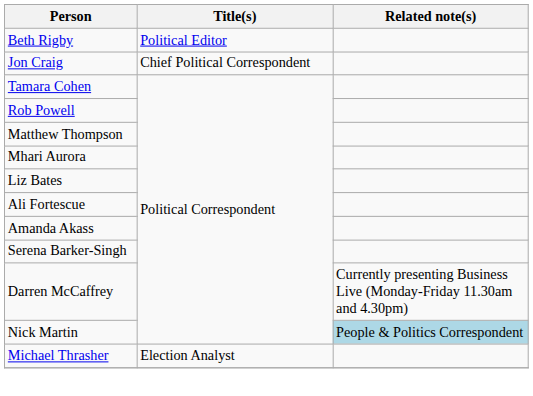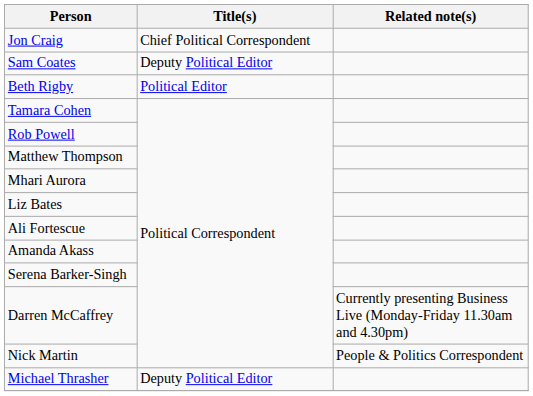rows swapped: (40, 40) <-> (35, 63)
+ row: (42, 63)
(430, 332) lightblue background -> (430, 355) no background
(187, 355) Election Analyst -> (206, 379) Deputy Political Editor
